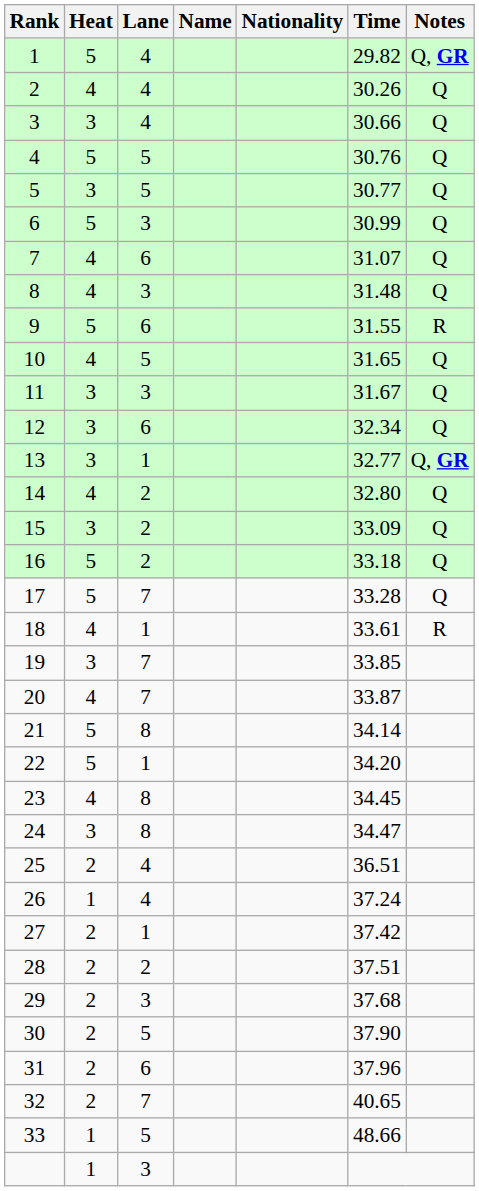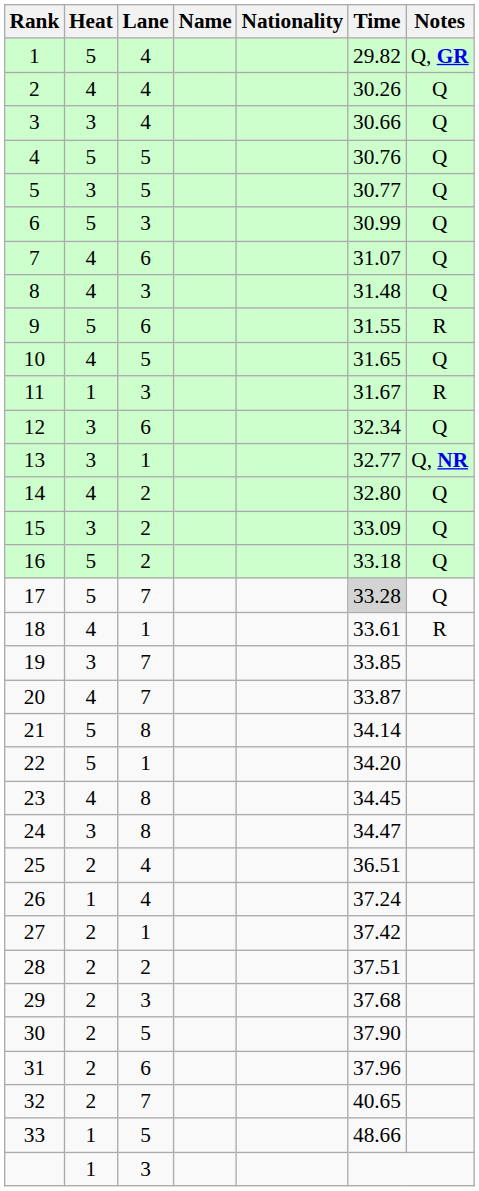(91, 392) 3 -> (91, 392) 1
(440, 392) Q -> (440, 392) R
(440, 460) Q, GR -> (440, 460) Q, NR
(377, 595) no background -> (377, 595) lightgrey background
